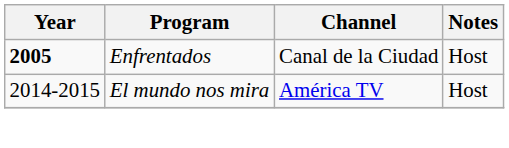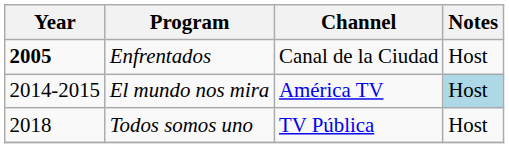(468, 90) no background -> (468, 90) lightblue background
+ row: (181, 125)
